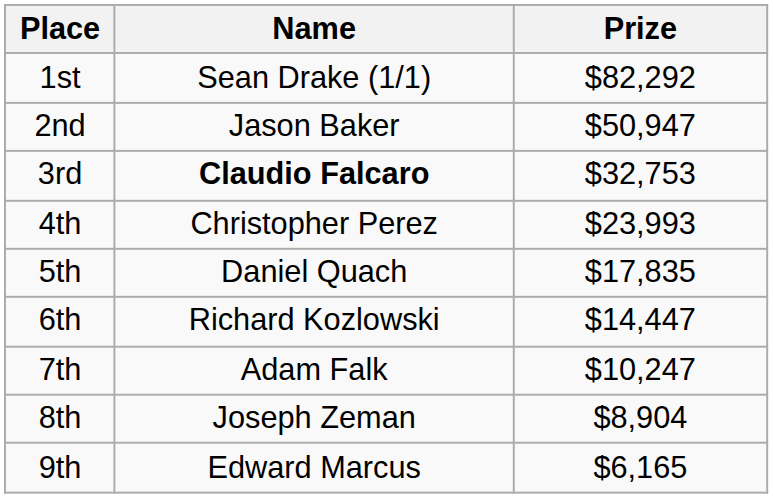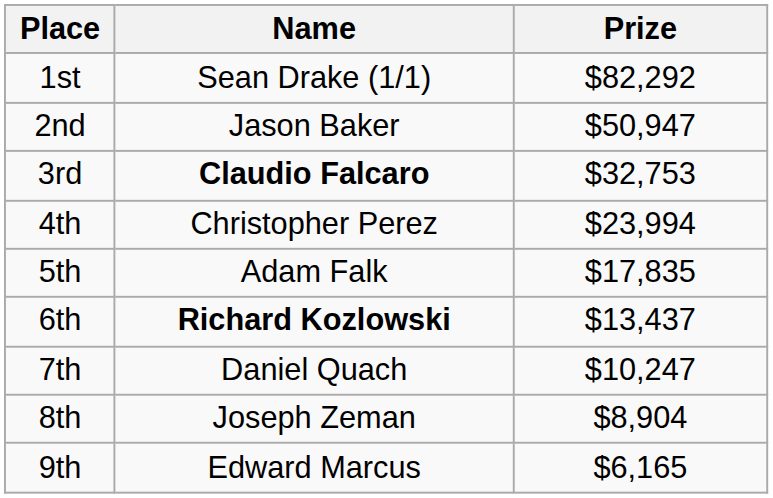(640, 223) $23,993 -> (640, 223) $23,994
(314, 272) Daniel Quach -> (314, 272) Adam Falk
(314, 321) normal -> (314, 321) bold
(640, 321) $14,447 -> (640, 321) $13,437
(314, 369) Adam Falk -> (314, 369) Daniel Quach
